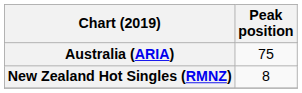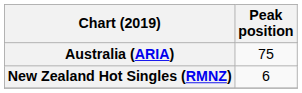(266, 76) 8 -> (266, 76) 6
